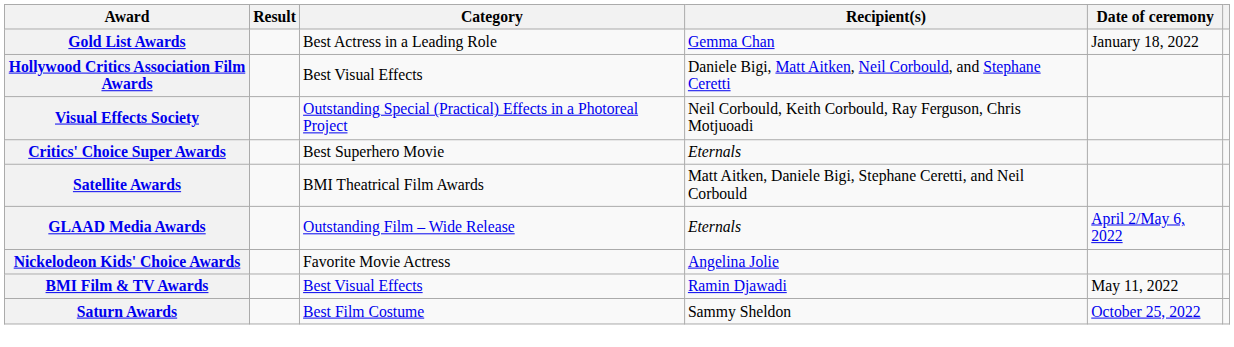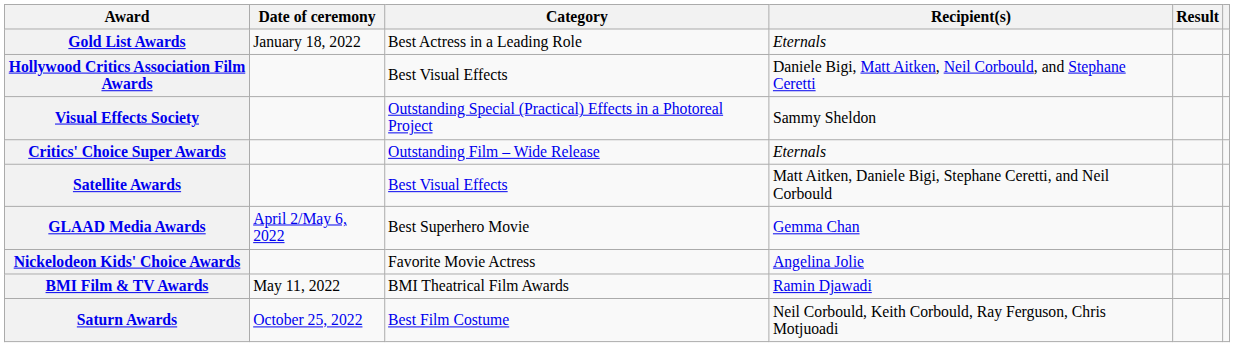columns swapped: (1155, 16) <-> (275, 16)
(731, 41) Gemma Chan -> (799, 41) Eternals
(854, 117) Neil Corbould, Keith Corbould, Ray Ferguson, Chris Motjuoadi -> (825, 117) Sammy Sheldon
(374, 151) Best Superhero Movie -> (494, 151) Outstanding Film – Wide Release
(393, 185) BMI Theatrical Film Awards -> (448, 185) Best Visual Effects
(409, 227) Outstanding Film – Wide Release -> (459, 227) Best Superhero Movie
(714, 227) Eternals -> (816, 227) Gemma Chan
(363, 286) Best Visual Effects -> (478, 286) BMI Theatrical Film Awards
(740, 311) Sammy Sheldon -> (939, 320) Neil Corbould, Keith Corbould, Ray Ferguson, Chris Motjuoadi
